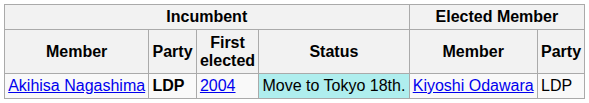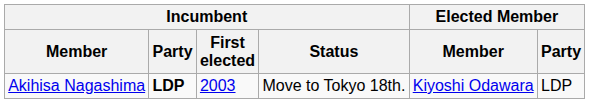(218, 85) 2004 -> (218, 85) 2003
(334, 85) paleturquoise background -> (334, 85) no background
